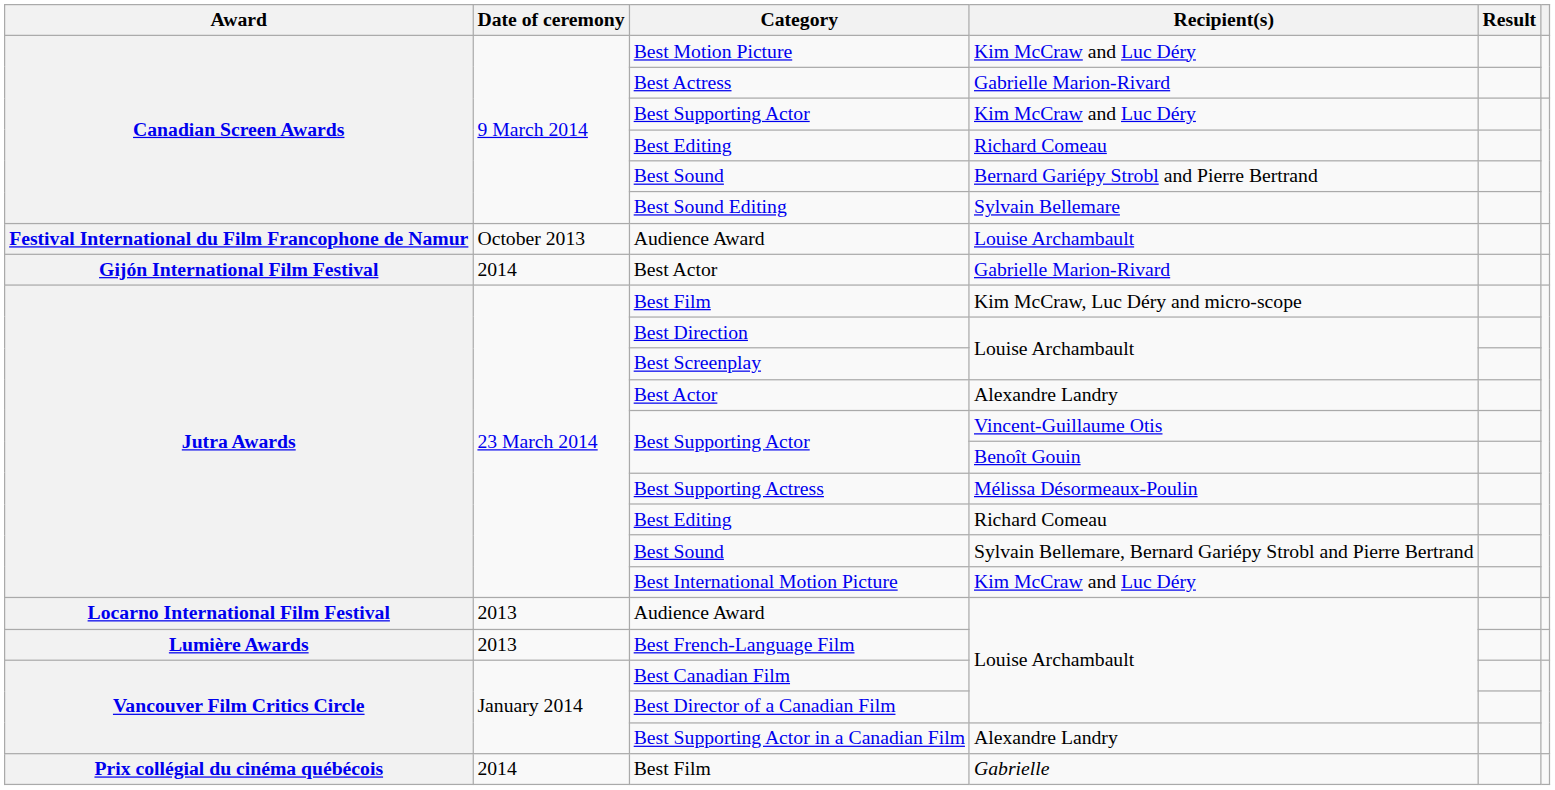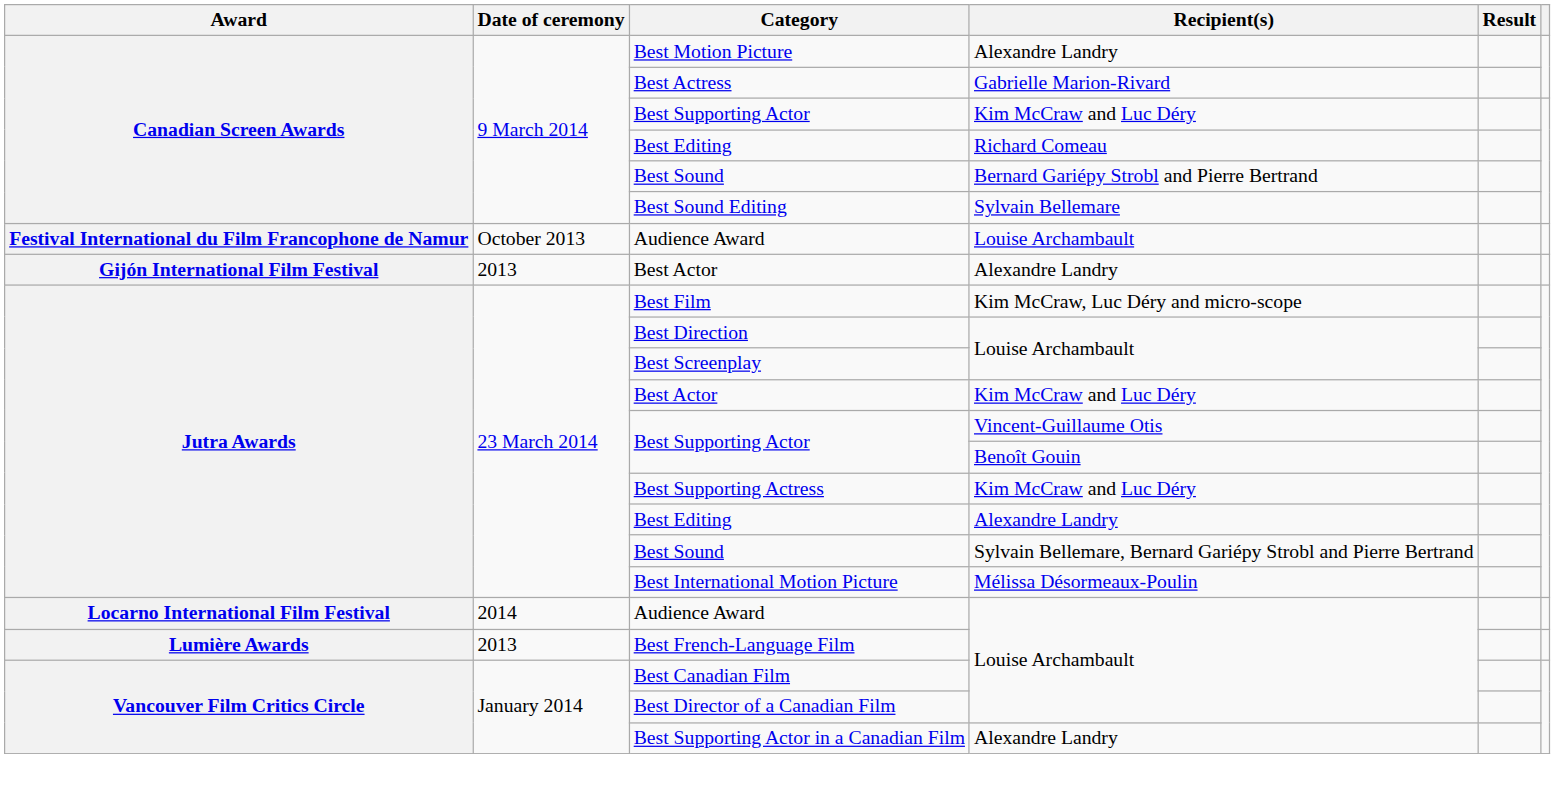(1085, 51) Kim McCraw and Luc Déry -> (1046, 51) Alexandre Landry
(497, 269) 2014 -> (497, 269) 2013
(1072, 269) Gabrielle Marion-Rivard -> (1046, 269) Alexandre Landry
(1046, 394) Alexandre Landry -> (1085, 394) Kim McCraw and Luc Déry
(1086, 488) Mélissa Désormeaux-Poulin -> (1085, 488) Kim McCraw and Luc Déry
(1040, 519) Richard Comeau -> (1046, 519) Alexandre Landry
(1085, 581) Kim McCraw and Luc Déry -> (1086, 581) Mélissa Désormeaux-Poulin
(497, 613) 2013 -> (497, 613) 2014
- row: (239, 769)
